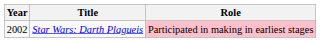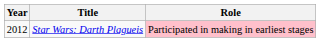(17, 29) 2002 -> (17, 29) 2012
